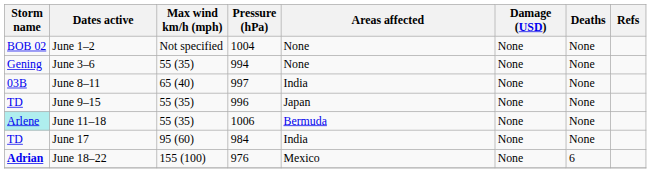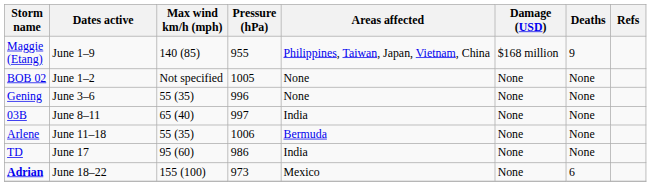+ row: (74, 52)
(243, 45) 1004 -> (243, 78) 1005
(240, 64) 994 -> (240, 96) 996
- row: (77, 102)
(23, 121) paleturquoise background -> (23, 134) no background
(240, 139) 984 -> (240, 153) 986
(240, 158) 976 -> (240, 171) 973
